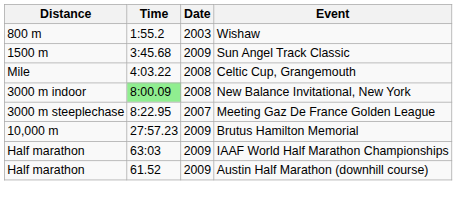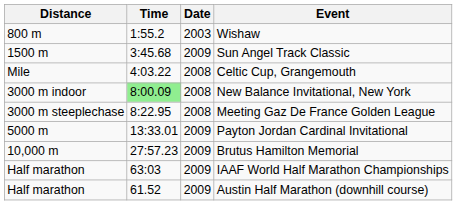(197, 111) 2007 -> (197, 111) 2008
+ row: (312, 131)
